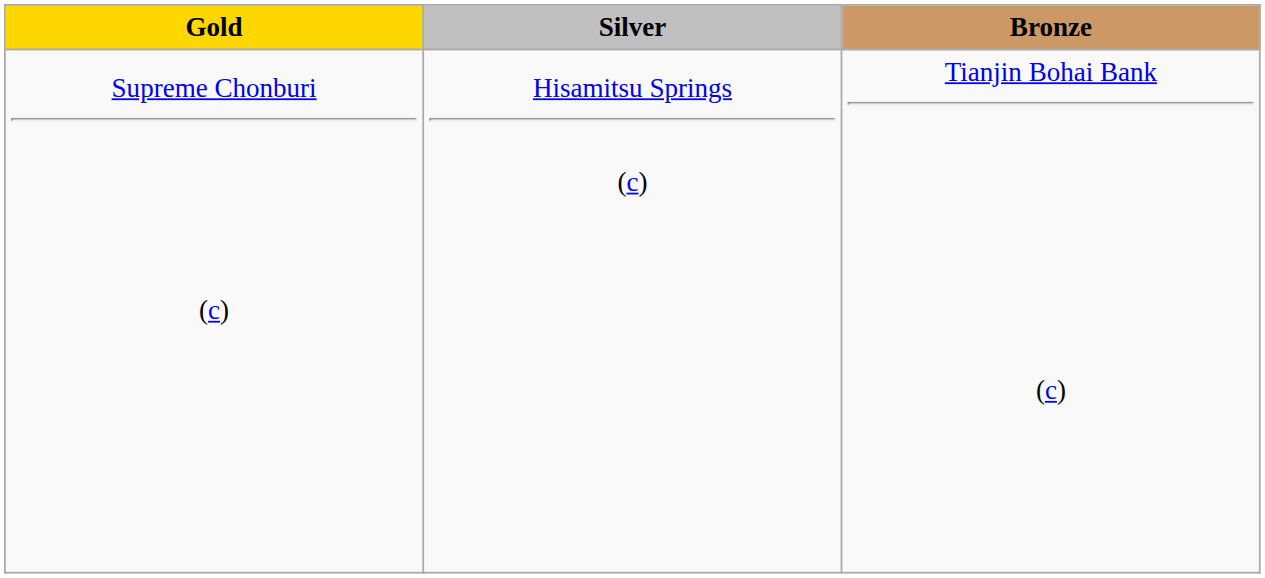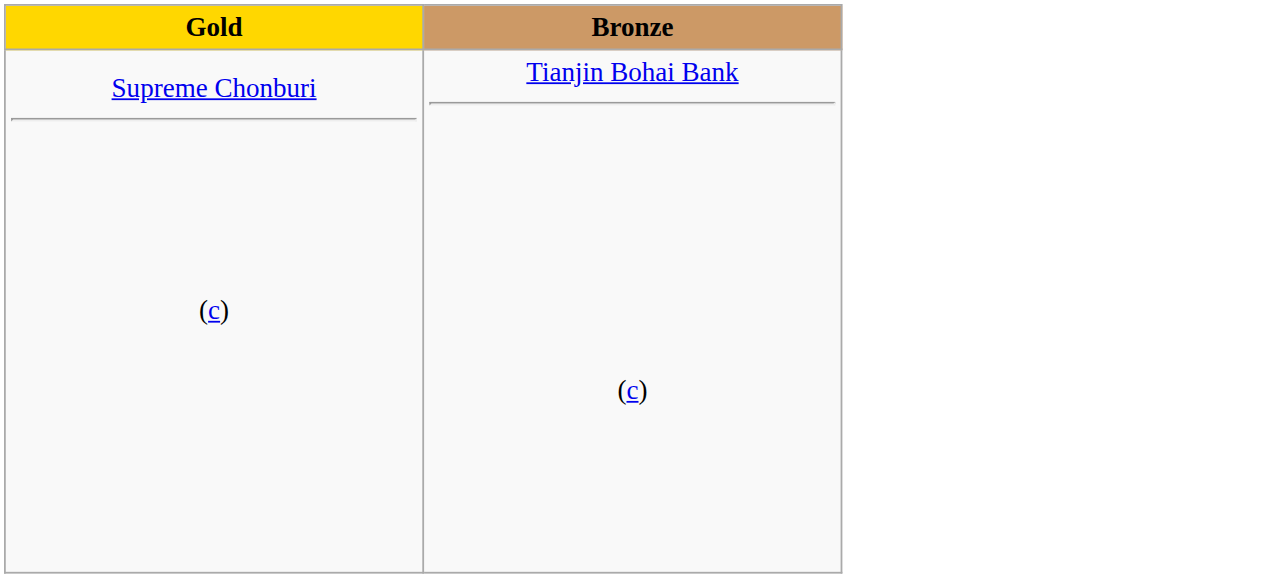- column: (633, 26)
